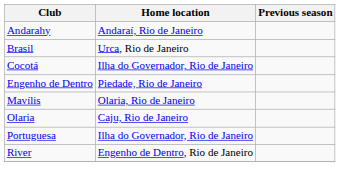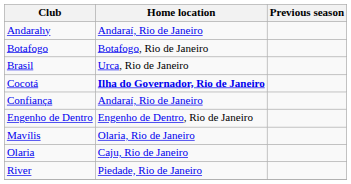+ row: (27, 48)
(175, 65) normal -> (181, 83) bold
+ row: (30, 100)
(150, 83) Piedade, Rio de Janeiro -> (175, 118) Engenho de Dentro, Rio de Janeiro
- row: (31, 135)
(175, 153) Engenho de Dentro, Rio de Janeiro -> (150, 170) Piedade, Rio de Janeiro
